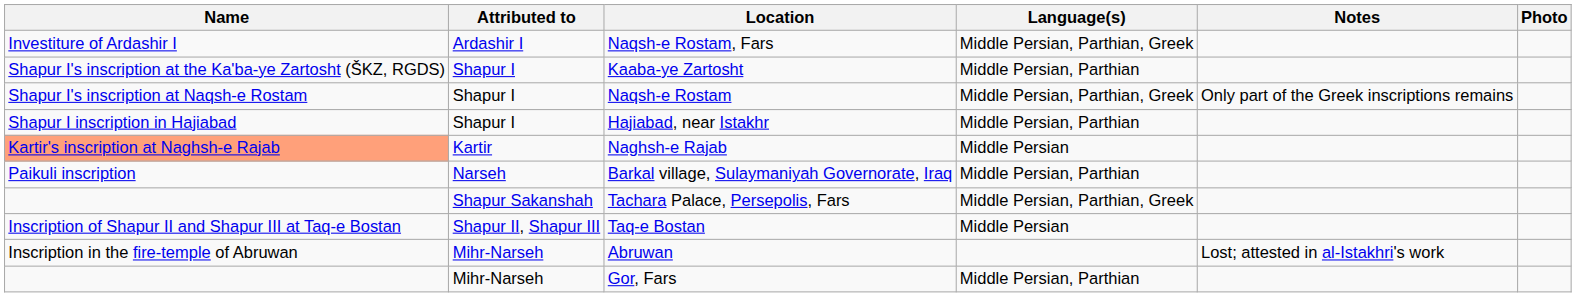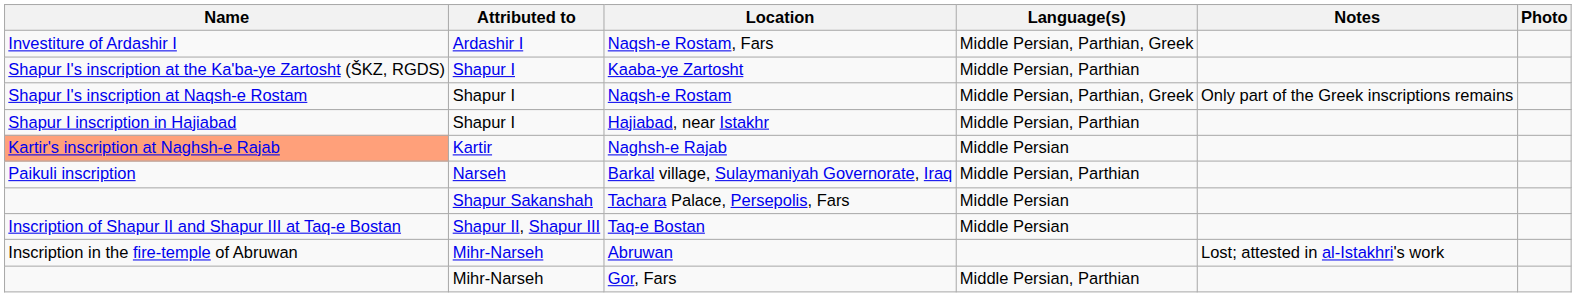(1077, 200) Middle Persian, Parthian, Greek -> (1014, 200) Middle Persian
